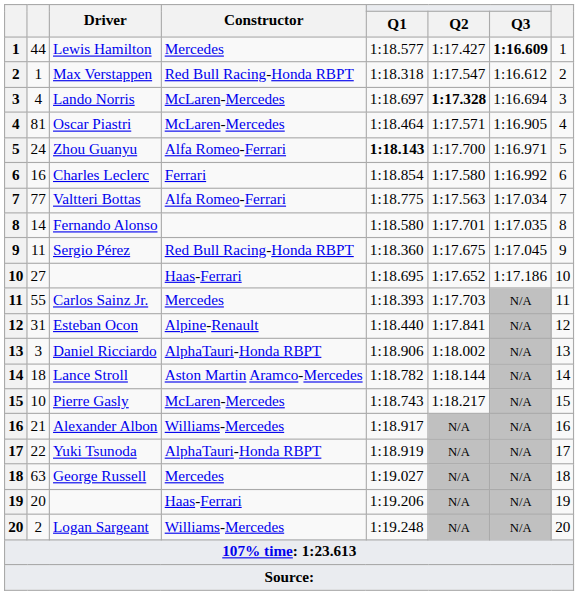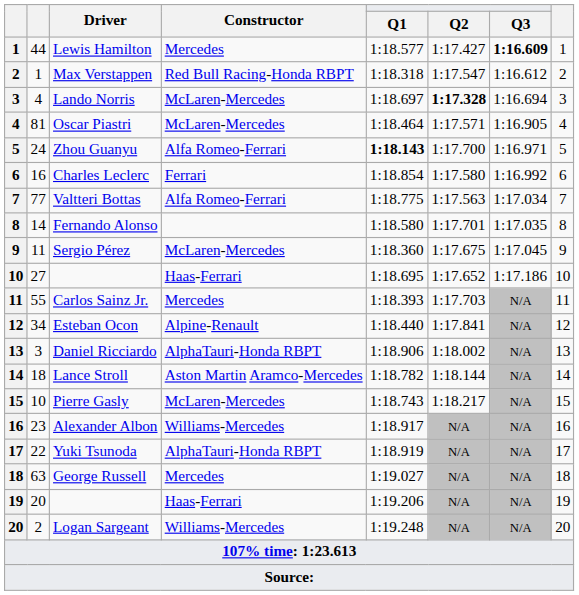(259, 250) Red Bull Racing-Honda RBPT -> (225, 250) McLaren-Mercedes
(38, 325) 31 -> (38, 325) 34
(38, 425) 21 -> (38, 425) 23
